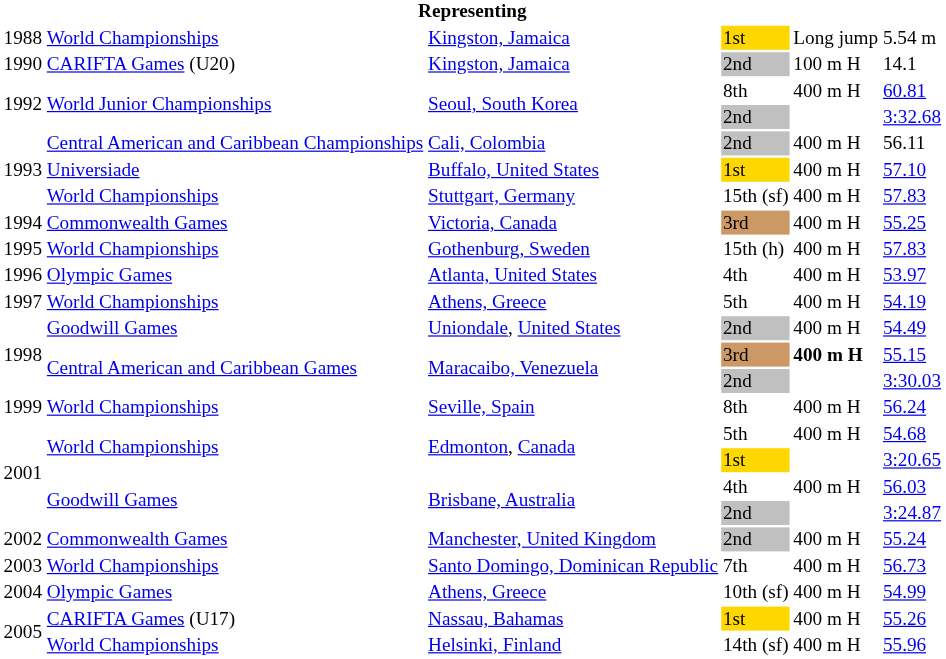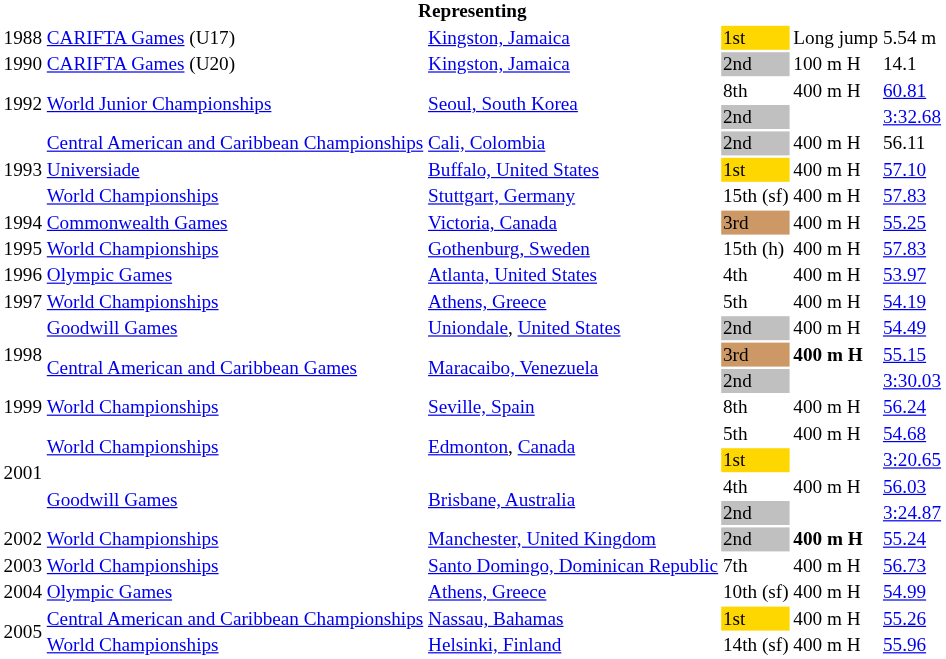(133, 37) World Championships -> (141, 37) CARIFTA Games (U17)
(137, 539) Commonwealth Games -> (133, 539) World Championships
(827, 539) normal -> (828, 539) bold
(141, 618) CARIFTA Games (U17) -> (235, 618) Central American and Caribbean Championships
